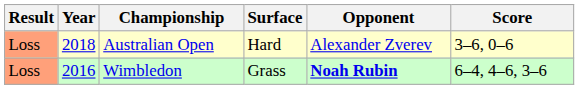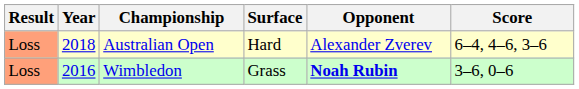(484, 44) 3–6, 0–6 -> (501, 44) 6–4, 4–6, 3–6
(501, 71) 6–4, 4–6, 3–6 -> (484, 71) 3–6, 0–6
